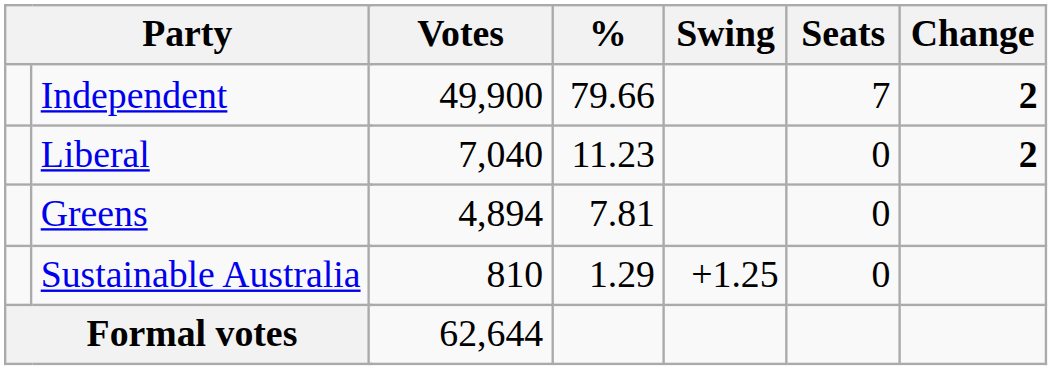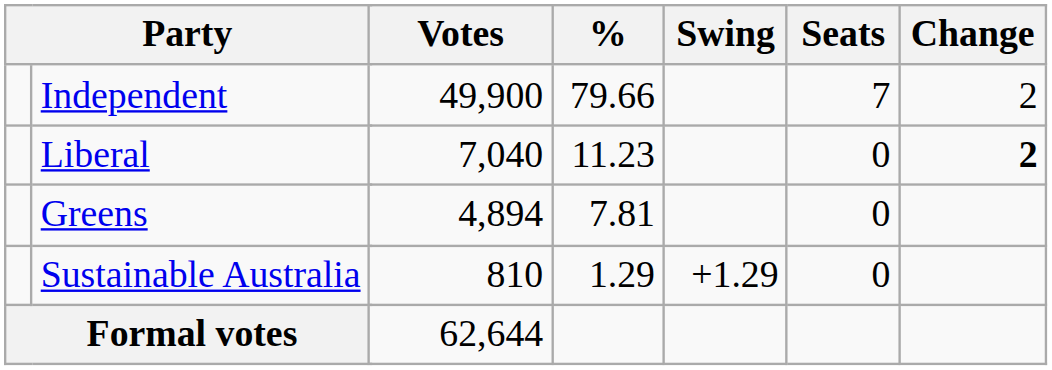(1028, 94) bold -> (1028, 94) normal
(735, 273) +1.25 -> (735, 273) +1.29
